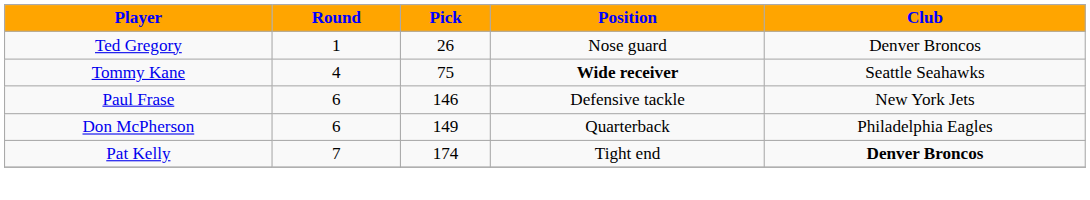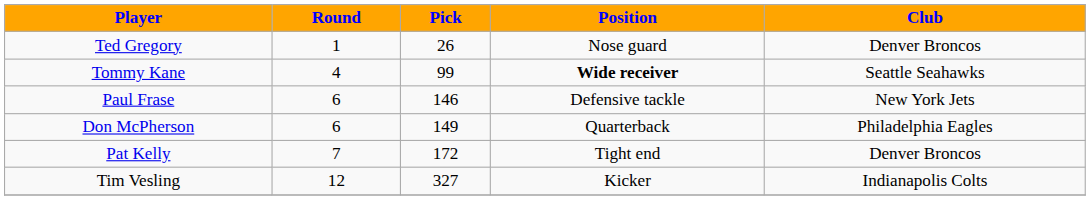(446, 72) 75 -> (446, 72) 99
(446, 153) 174 -> (446, 153) 172
(925, 153) bold -> (925, 153) normal
+ row: (138, 180)
